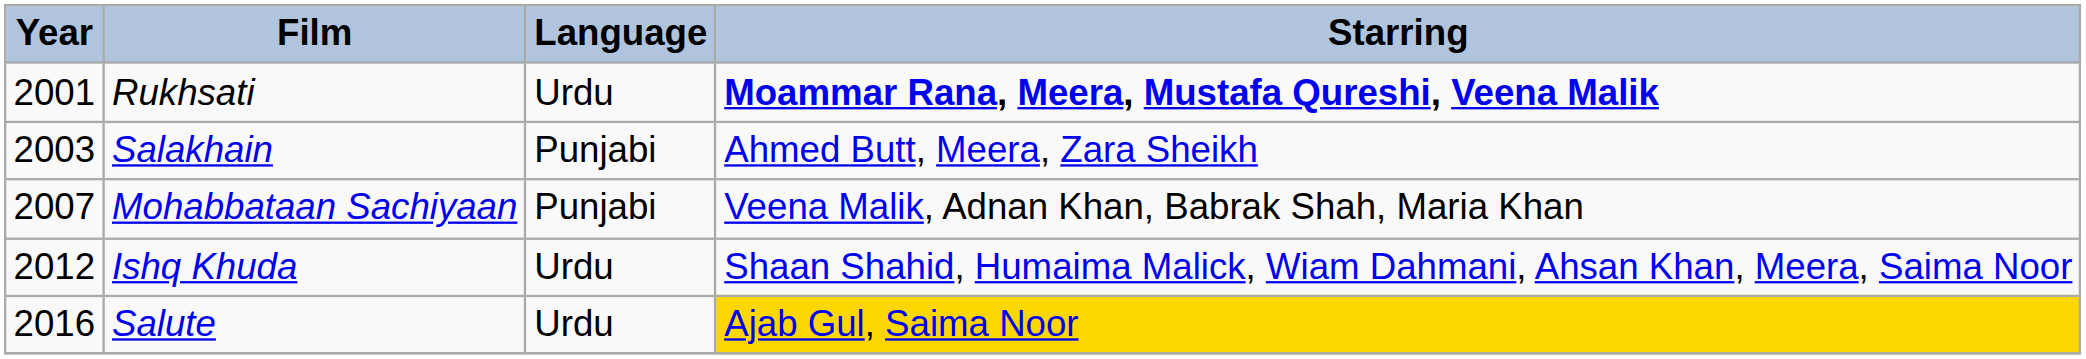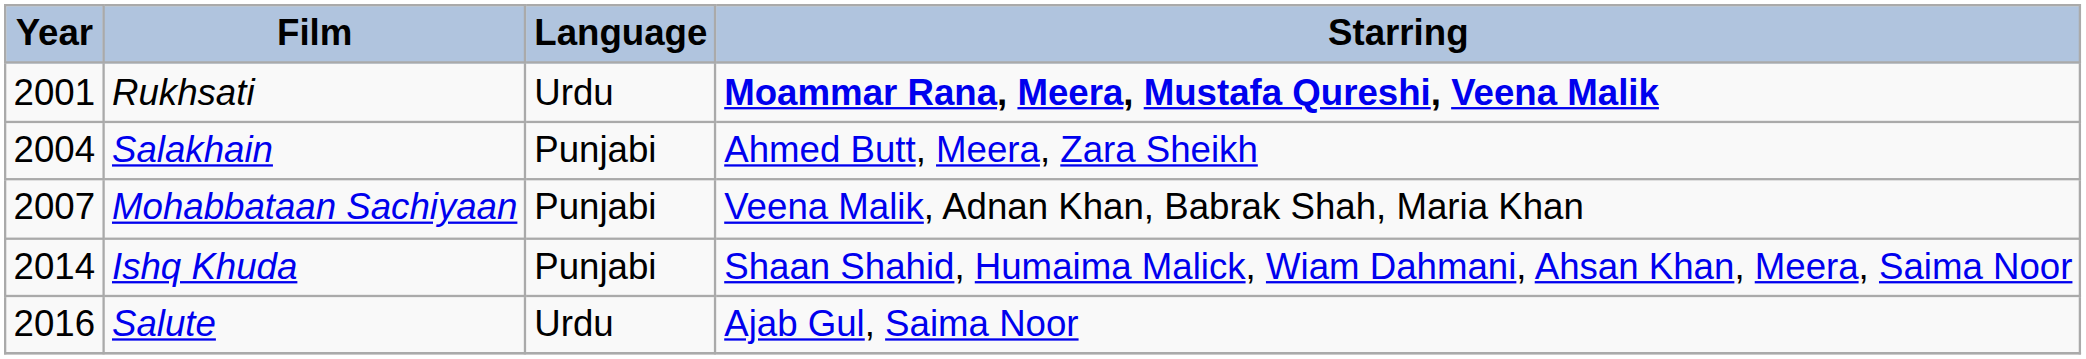(54, 149) 2003 -> (54, 149) 2004
(54, 265) 2012 -> (54, 265) 2014
(574, 265) Urdu -> (595, 265) Punjabi
(901, 324) gold background -> (901, 324) no background
